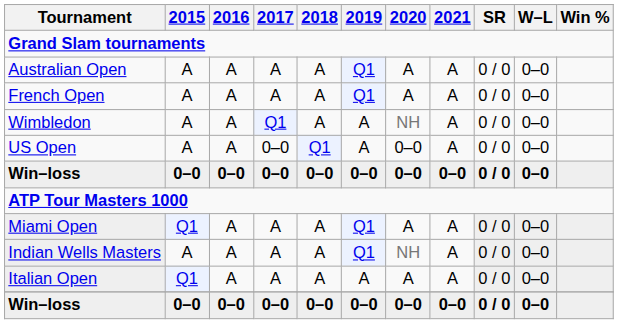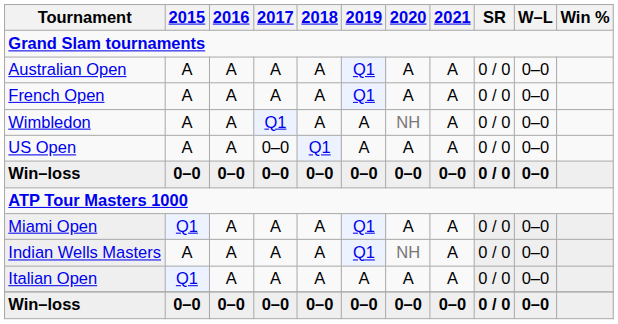(408, 148) 0–0 -> (408, 148) A
